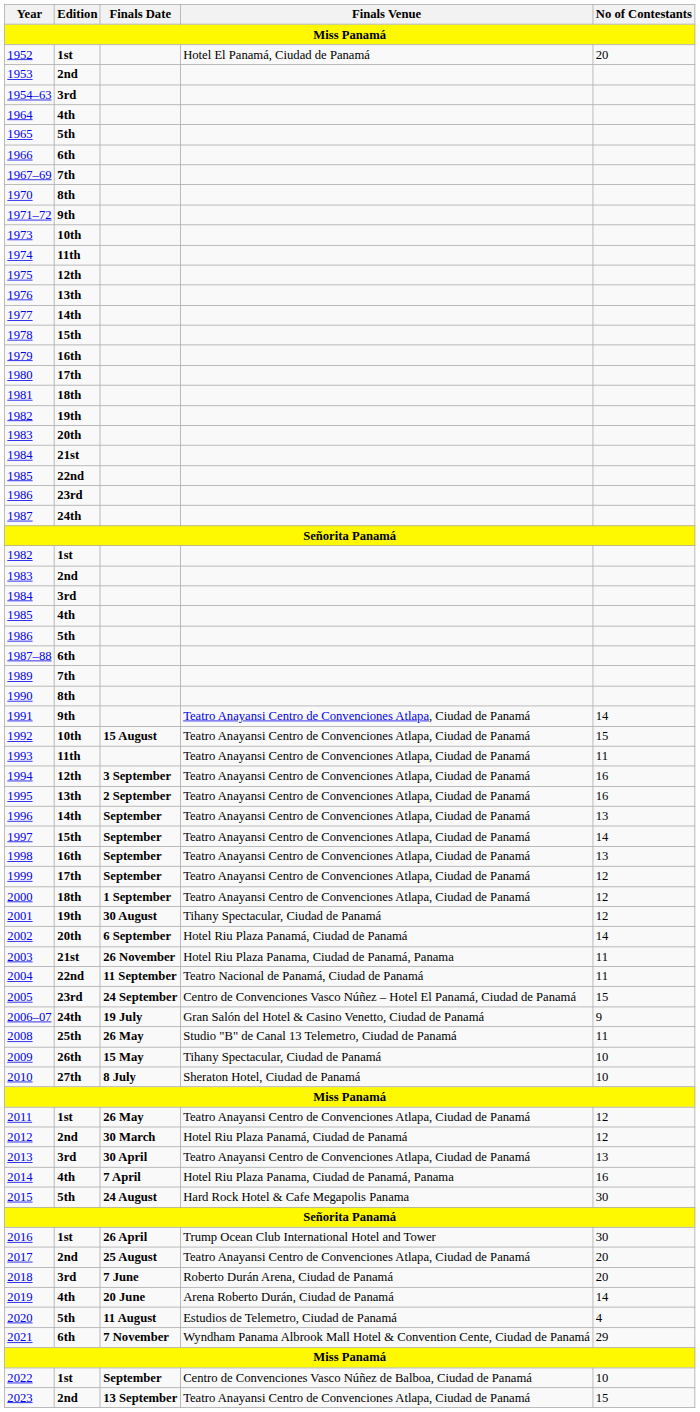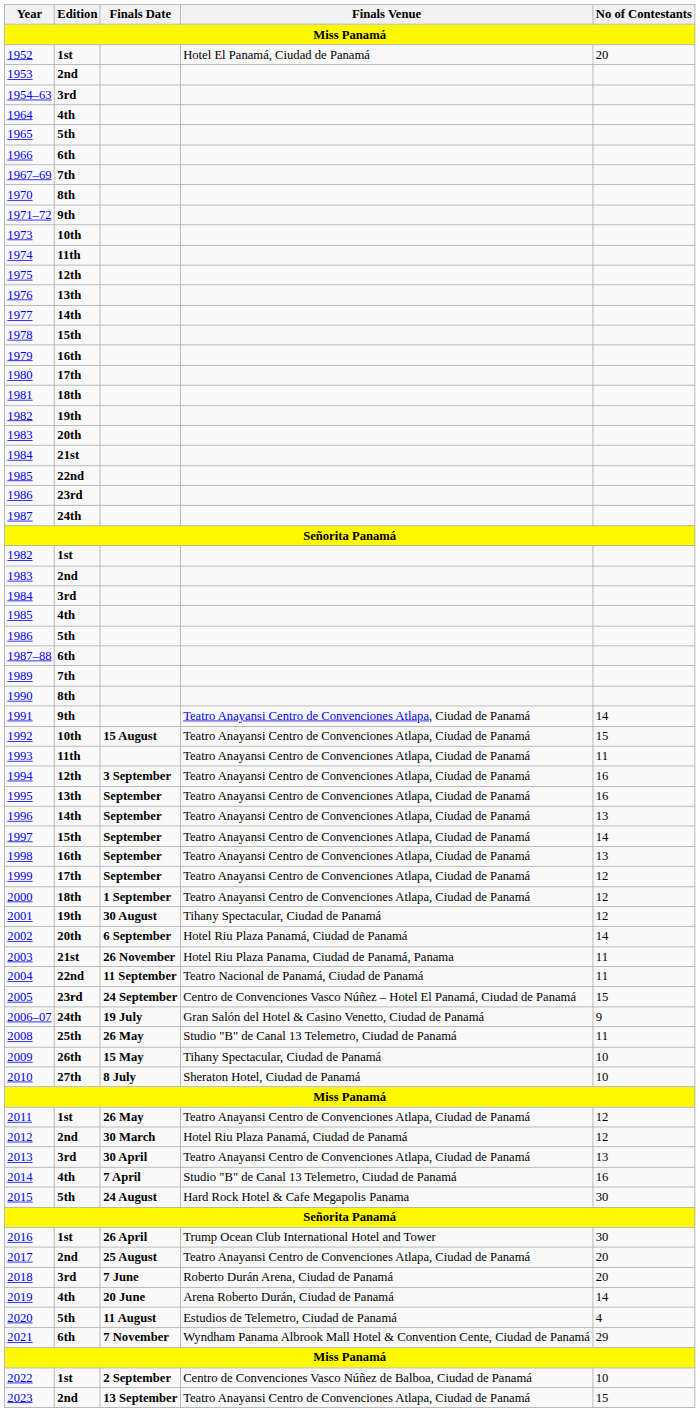(137, 796) 2 September -> (132, 796) September
(318, 1177) Hotel Riu Plaza Panama, Ciudad de Panamá, Panama -> (320, 1177) Studio "B" de Canal 13 Telemetro, Ciudad de Panamá
(132, 1377) September -> (137, 1377) 2 September
